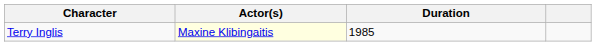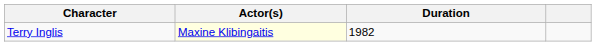(362, 31) 1985 -> (362, 31) 1982
